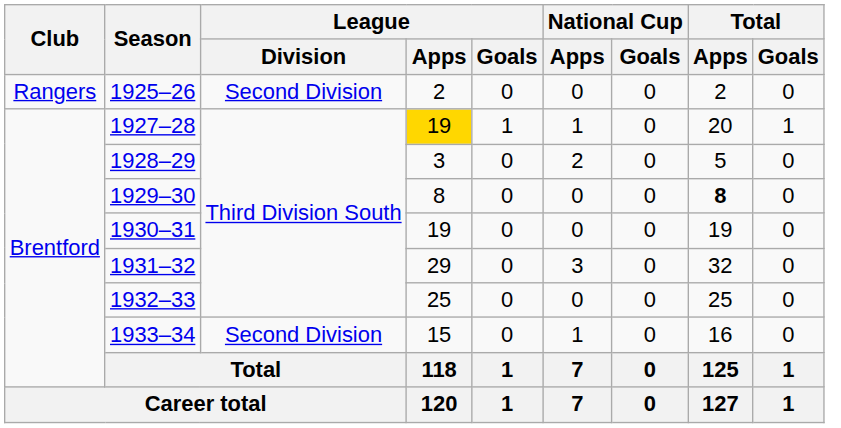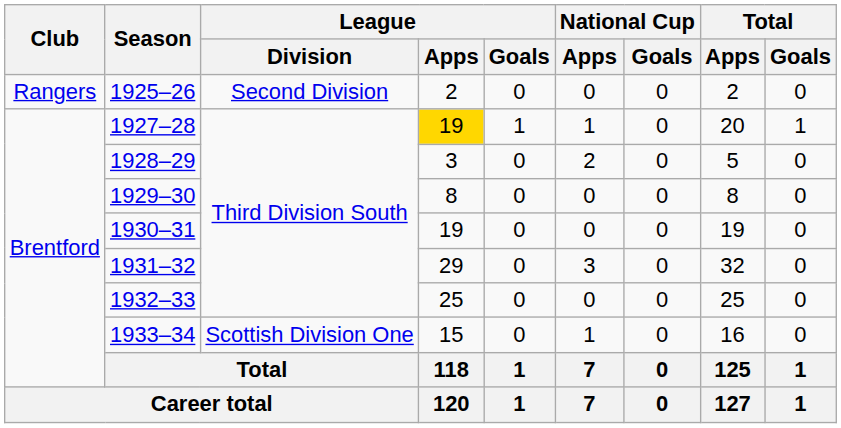(720, 195) bold -> (732, 195) normal
(304, 334) Second Division -> (310, 334) Scottish Division One
